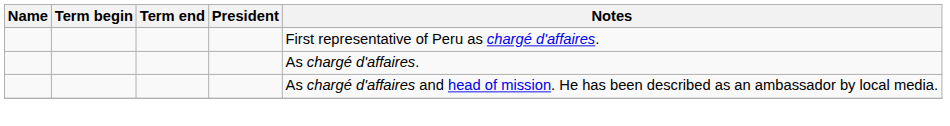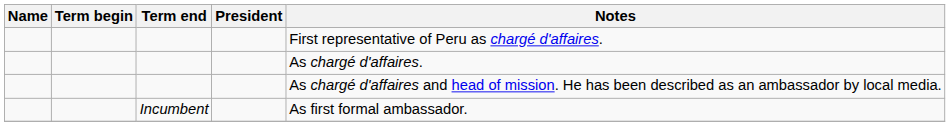+ row: (28, 110)
